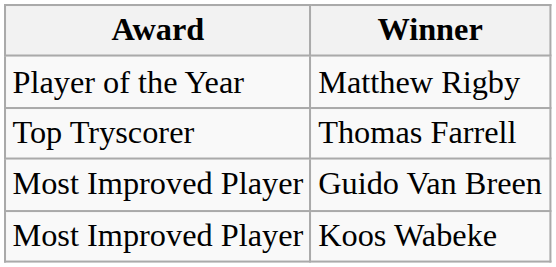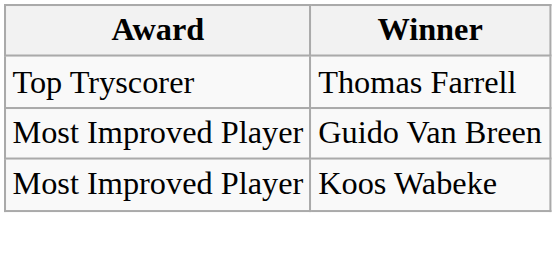- row: (419, 81)
